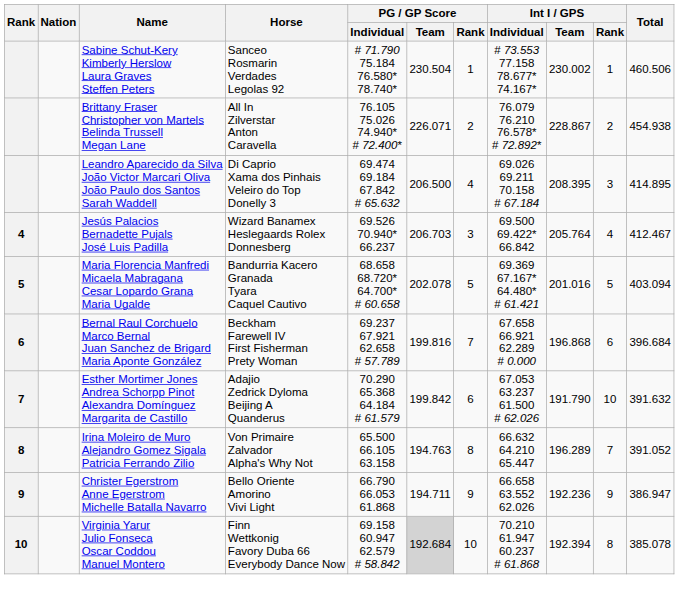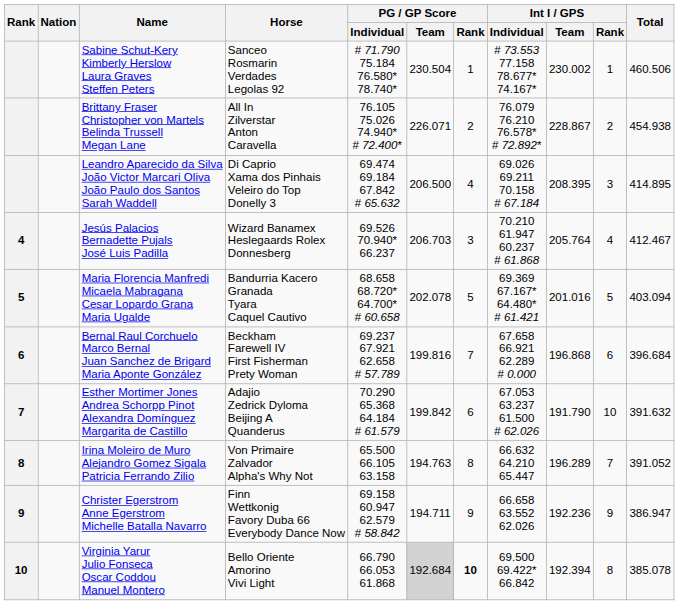(517, 234) 69.500 69.422* 66.842 -> (517, 241) 70.210 61.947 60.237 # 61.868
(261, 494) Bello Oriente Amorino Vivi Light -> (286, 513) Finn Wettkonig Favory Duba 66 Everybody Dance Now
(377, 494) 66.790 66.053 61.868 -> (377, 513) 69.158 60.947 62.579 # 58.842
(286, 545) Finn Wettkonig Favory Duba 66 Everybody Dance Now -> (261, 571) Bello Oriente Amorino Vivi Light
(377, 545) 69.158 60.947 62.579 # 58.842 -> (377, 571) 66.790 66.053 61.868
(470, 545) normal -> (470, 571) bold
(517, 545) 70.210 61.947 60.237 # 61.868 -> (517, 571) 69.500 69.422* 66.842
